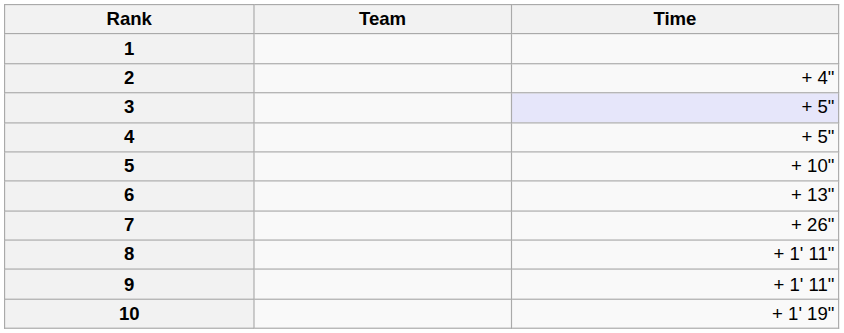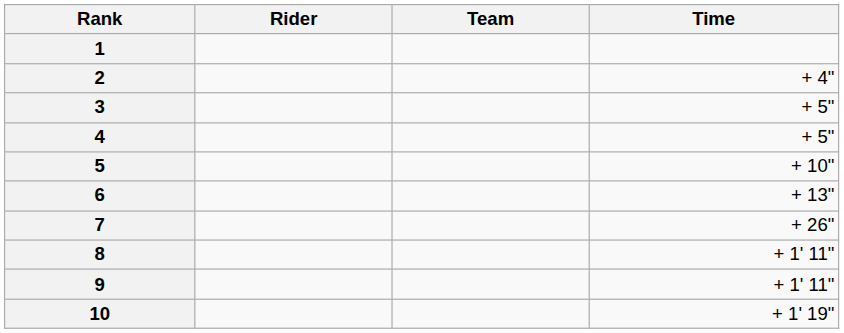+ column: (294, 19)
(818, 107) lavender background -> (818, 107) no background
